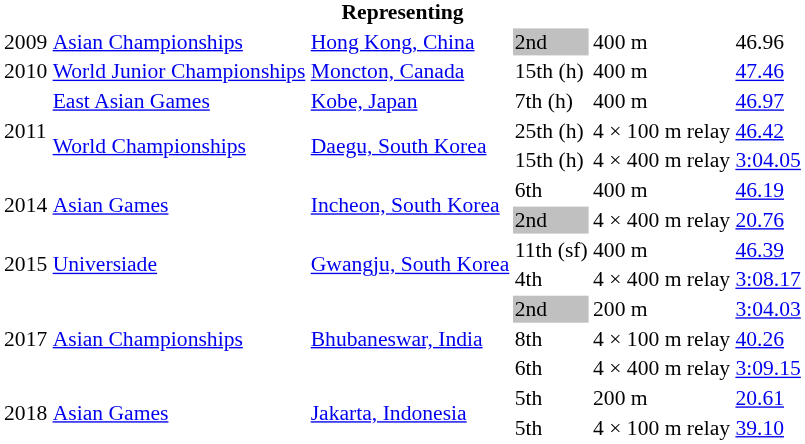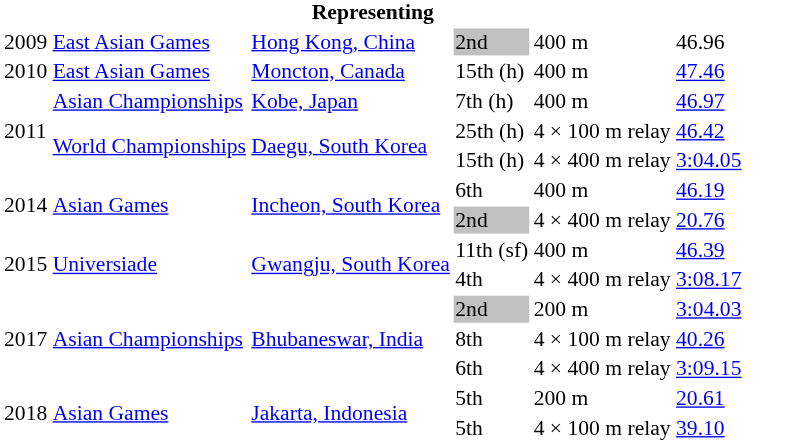(148, 41) Asian Championships -> (131, 41) East Asian Games
(179, 71) World Junior Championships -> (131, 71) East Asian Games
(131, 101) East Asian Games -> (148, 101) Asian Championships
